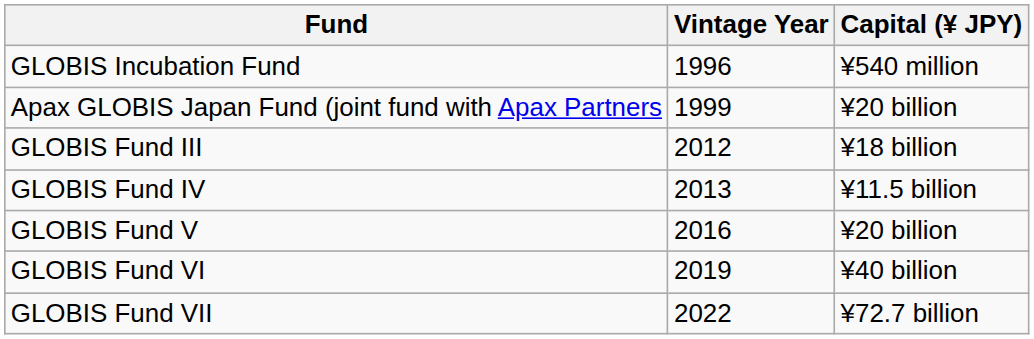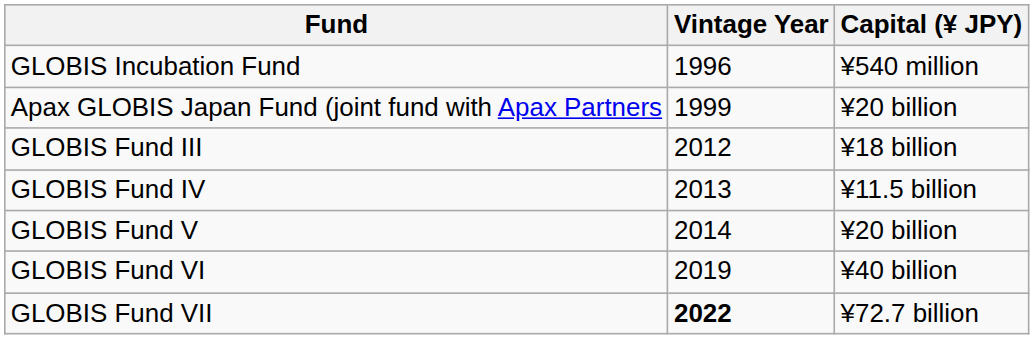(703, 230) 2016 -> (703, 230) 2014
(703, 312) normal -> (703, 312) bold
